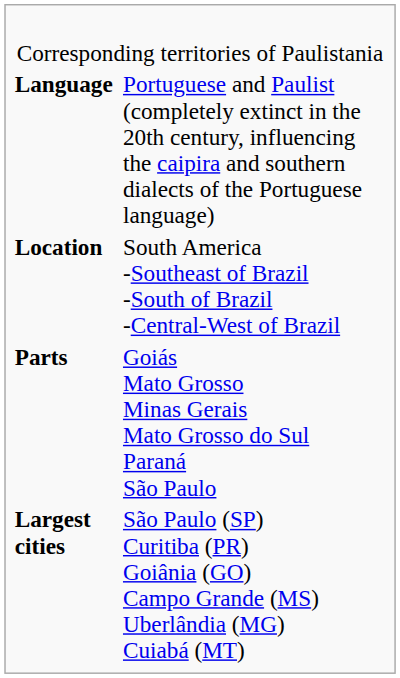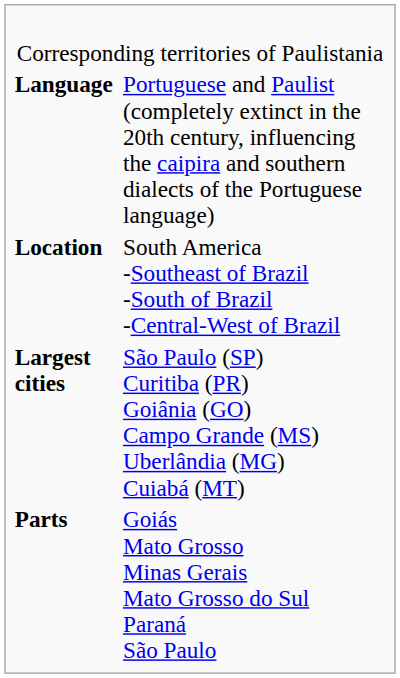rows swapped: (41, 357) <-> (53, 533)
